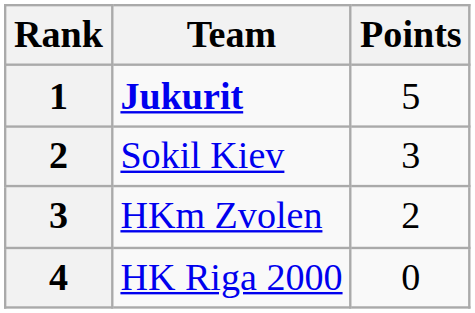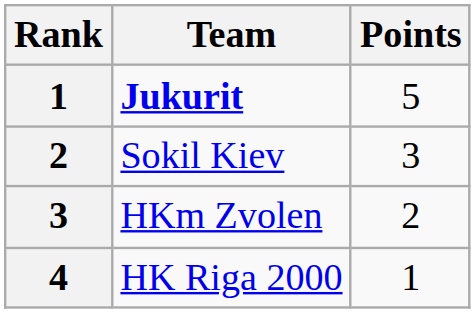(411, 276) 0 -> (411, 276) 1
